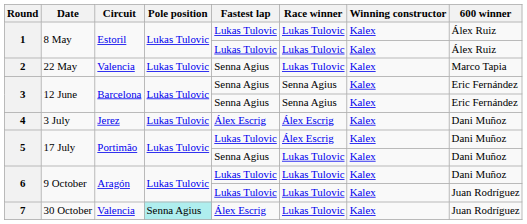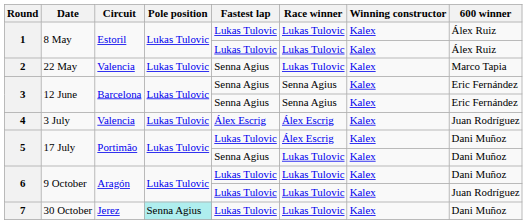(109, 120) Jerez -> (116, 120) Valencia
(479, 120) Dani Muñoz -> (486, 120) Juan Rodríguez
(116, 210) Valencia -> (109, 210) Jerez
(240, 210) Álex Escrig -> (246, 210) Lukas Tulovic
(486, 210) Juan Rodríguez -> (479, 210) Dani Muñoz
